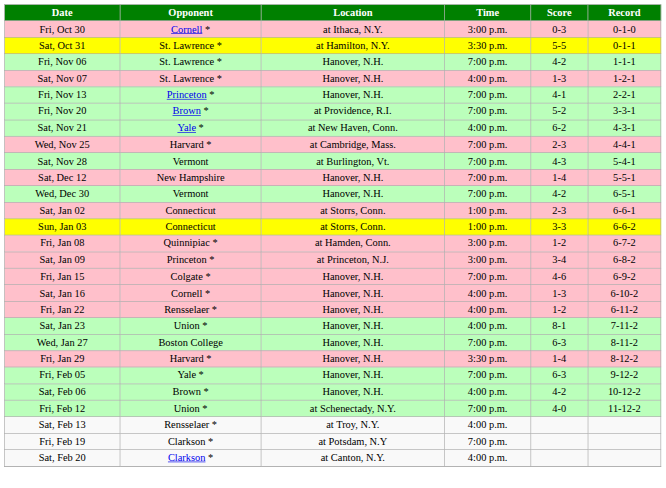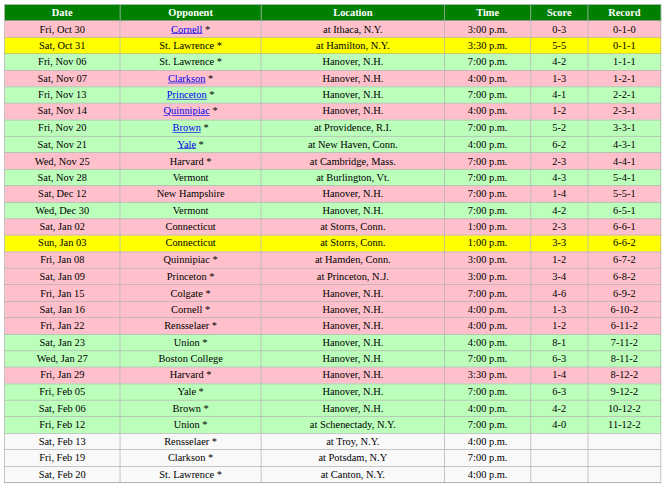(191, 78) St. Lawrence * -> (191, 78) Clarkson *
+ row: (62, 111)
(191, 458) Clarkson * -> (191, 474) St. Lawrence *
